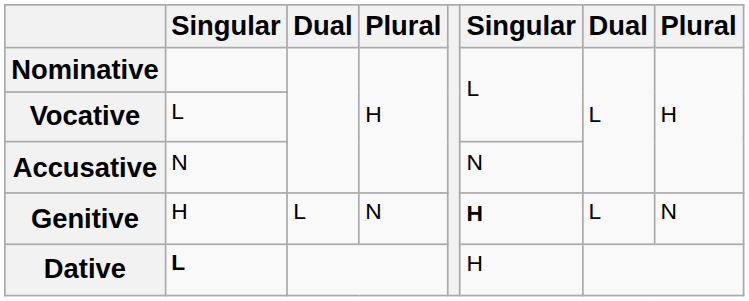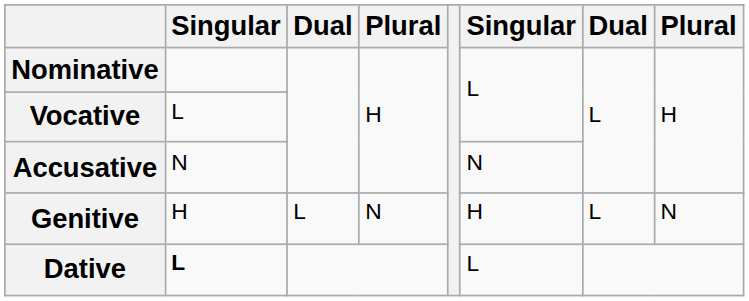(475, 218) bold -> (475, 212) normal
(475, 263) H -> (473, 263) L
